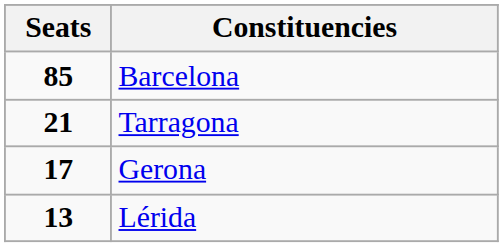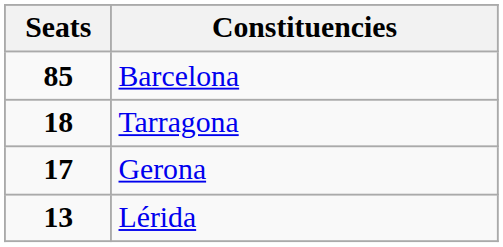(58, 122) 21 -> (58, 122) 18
